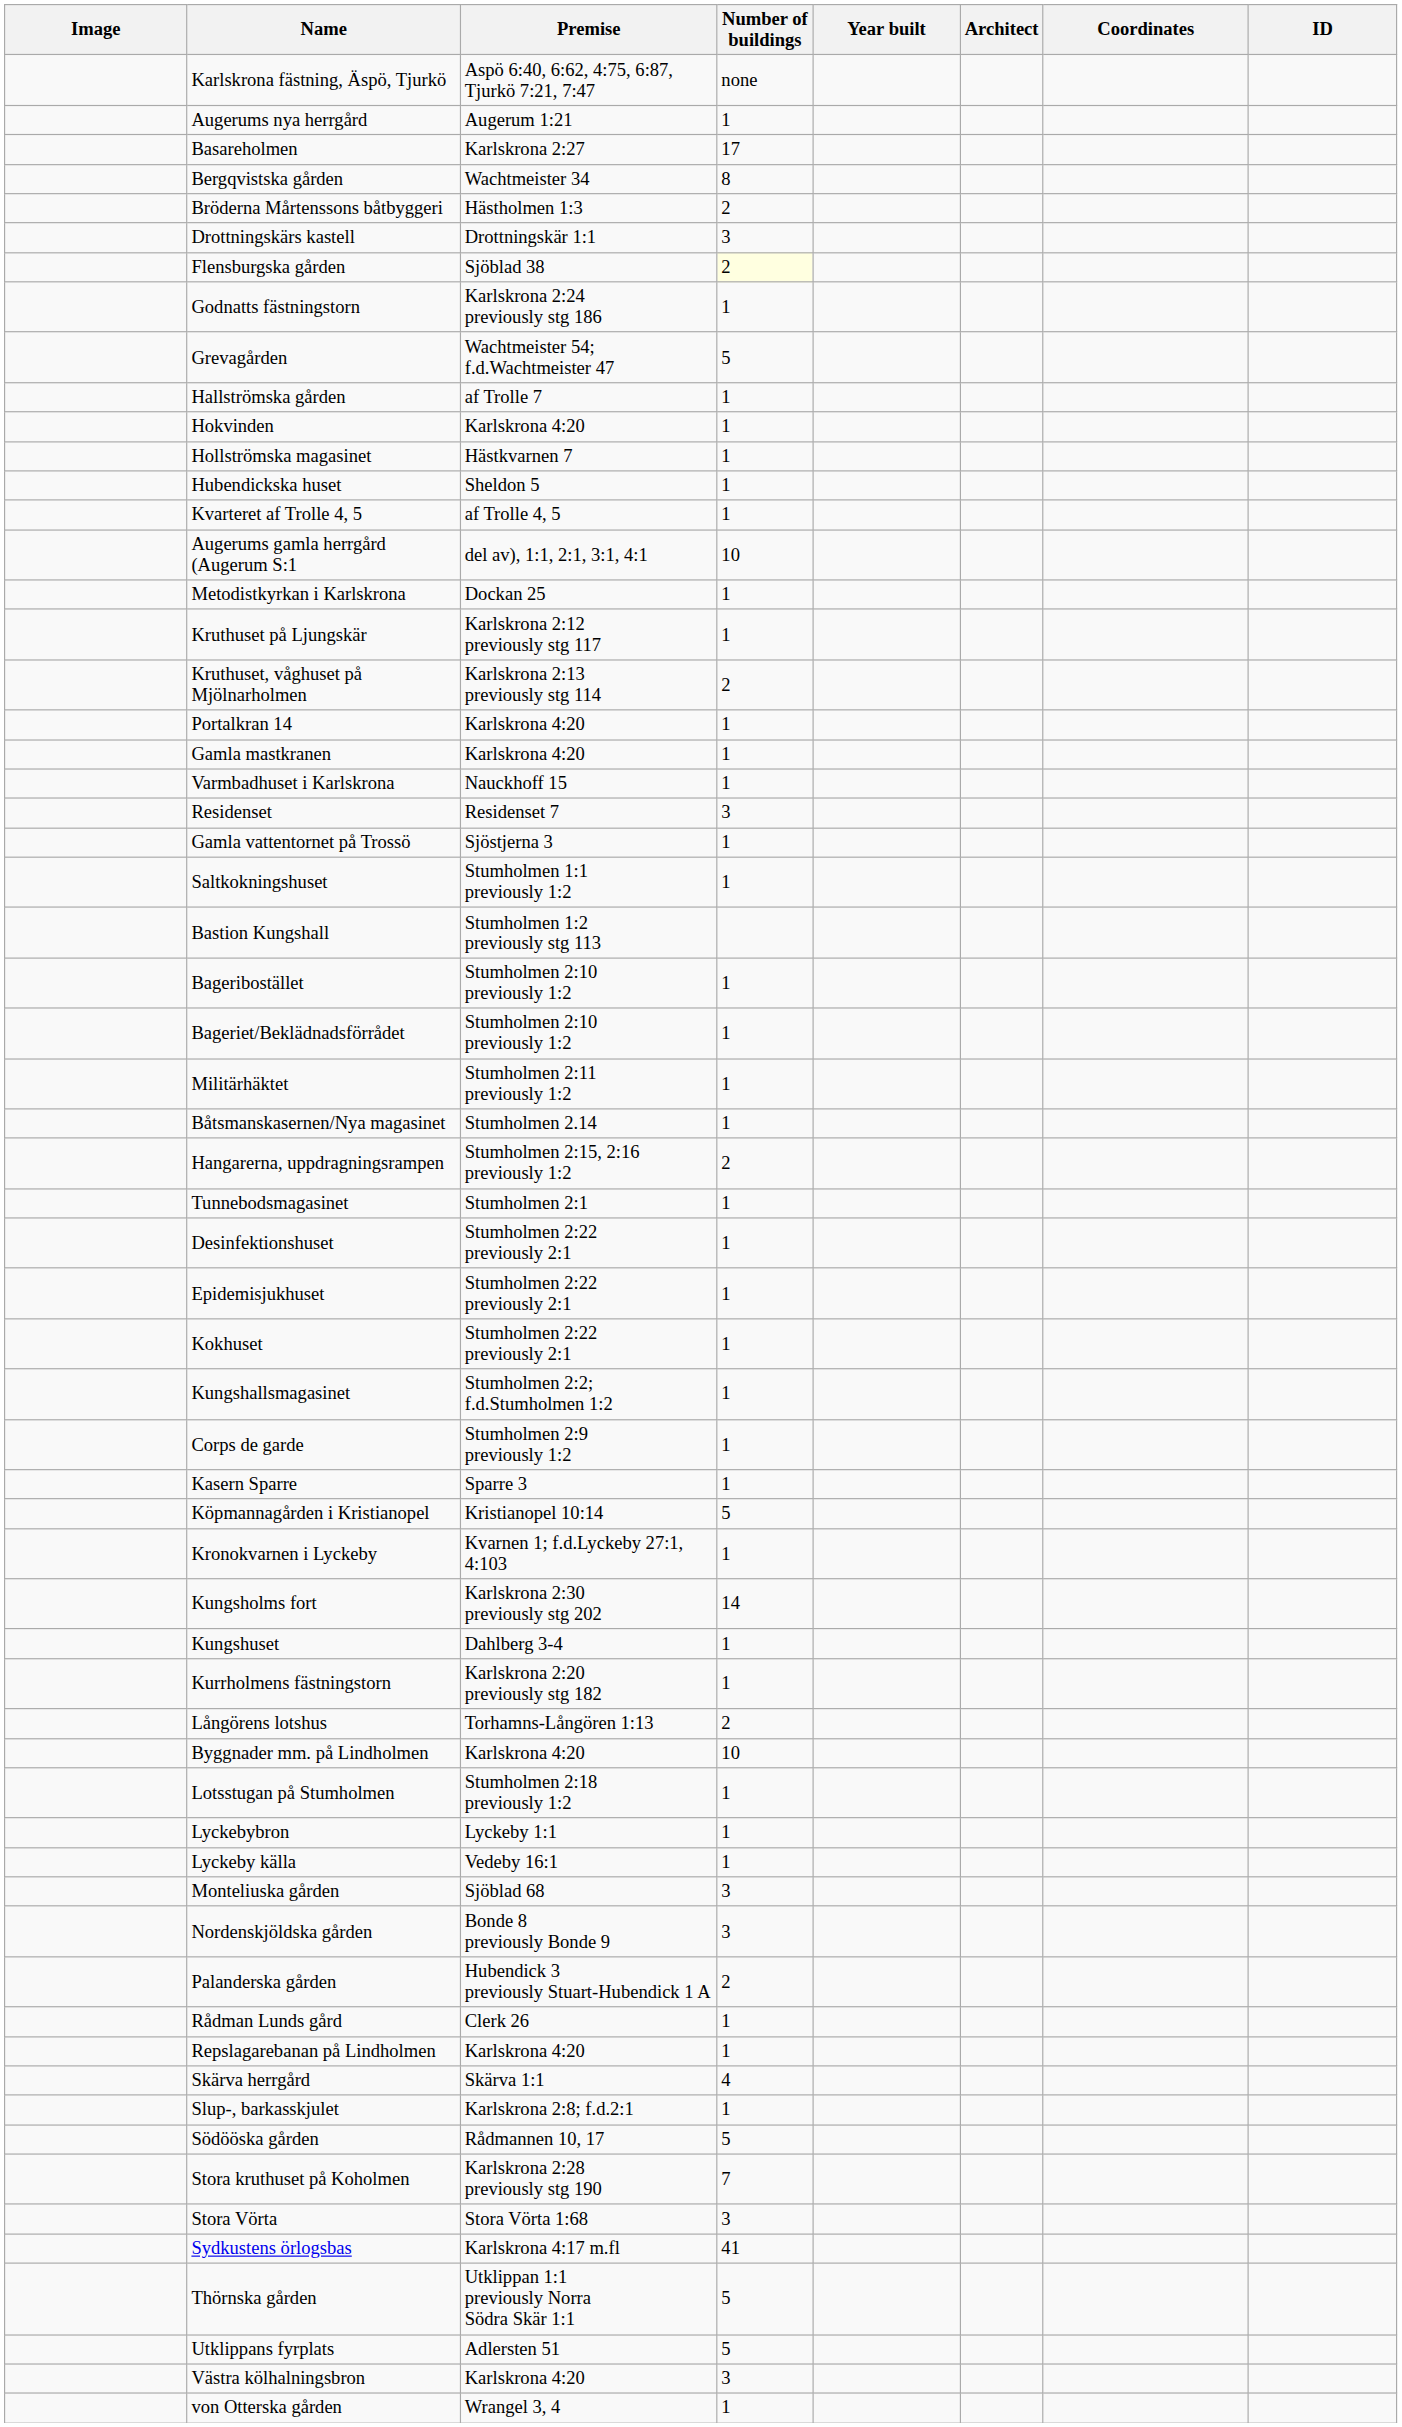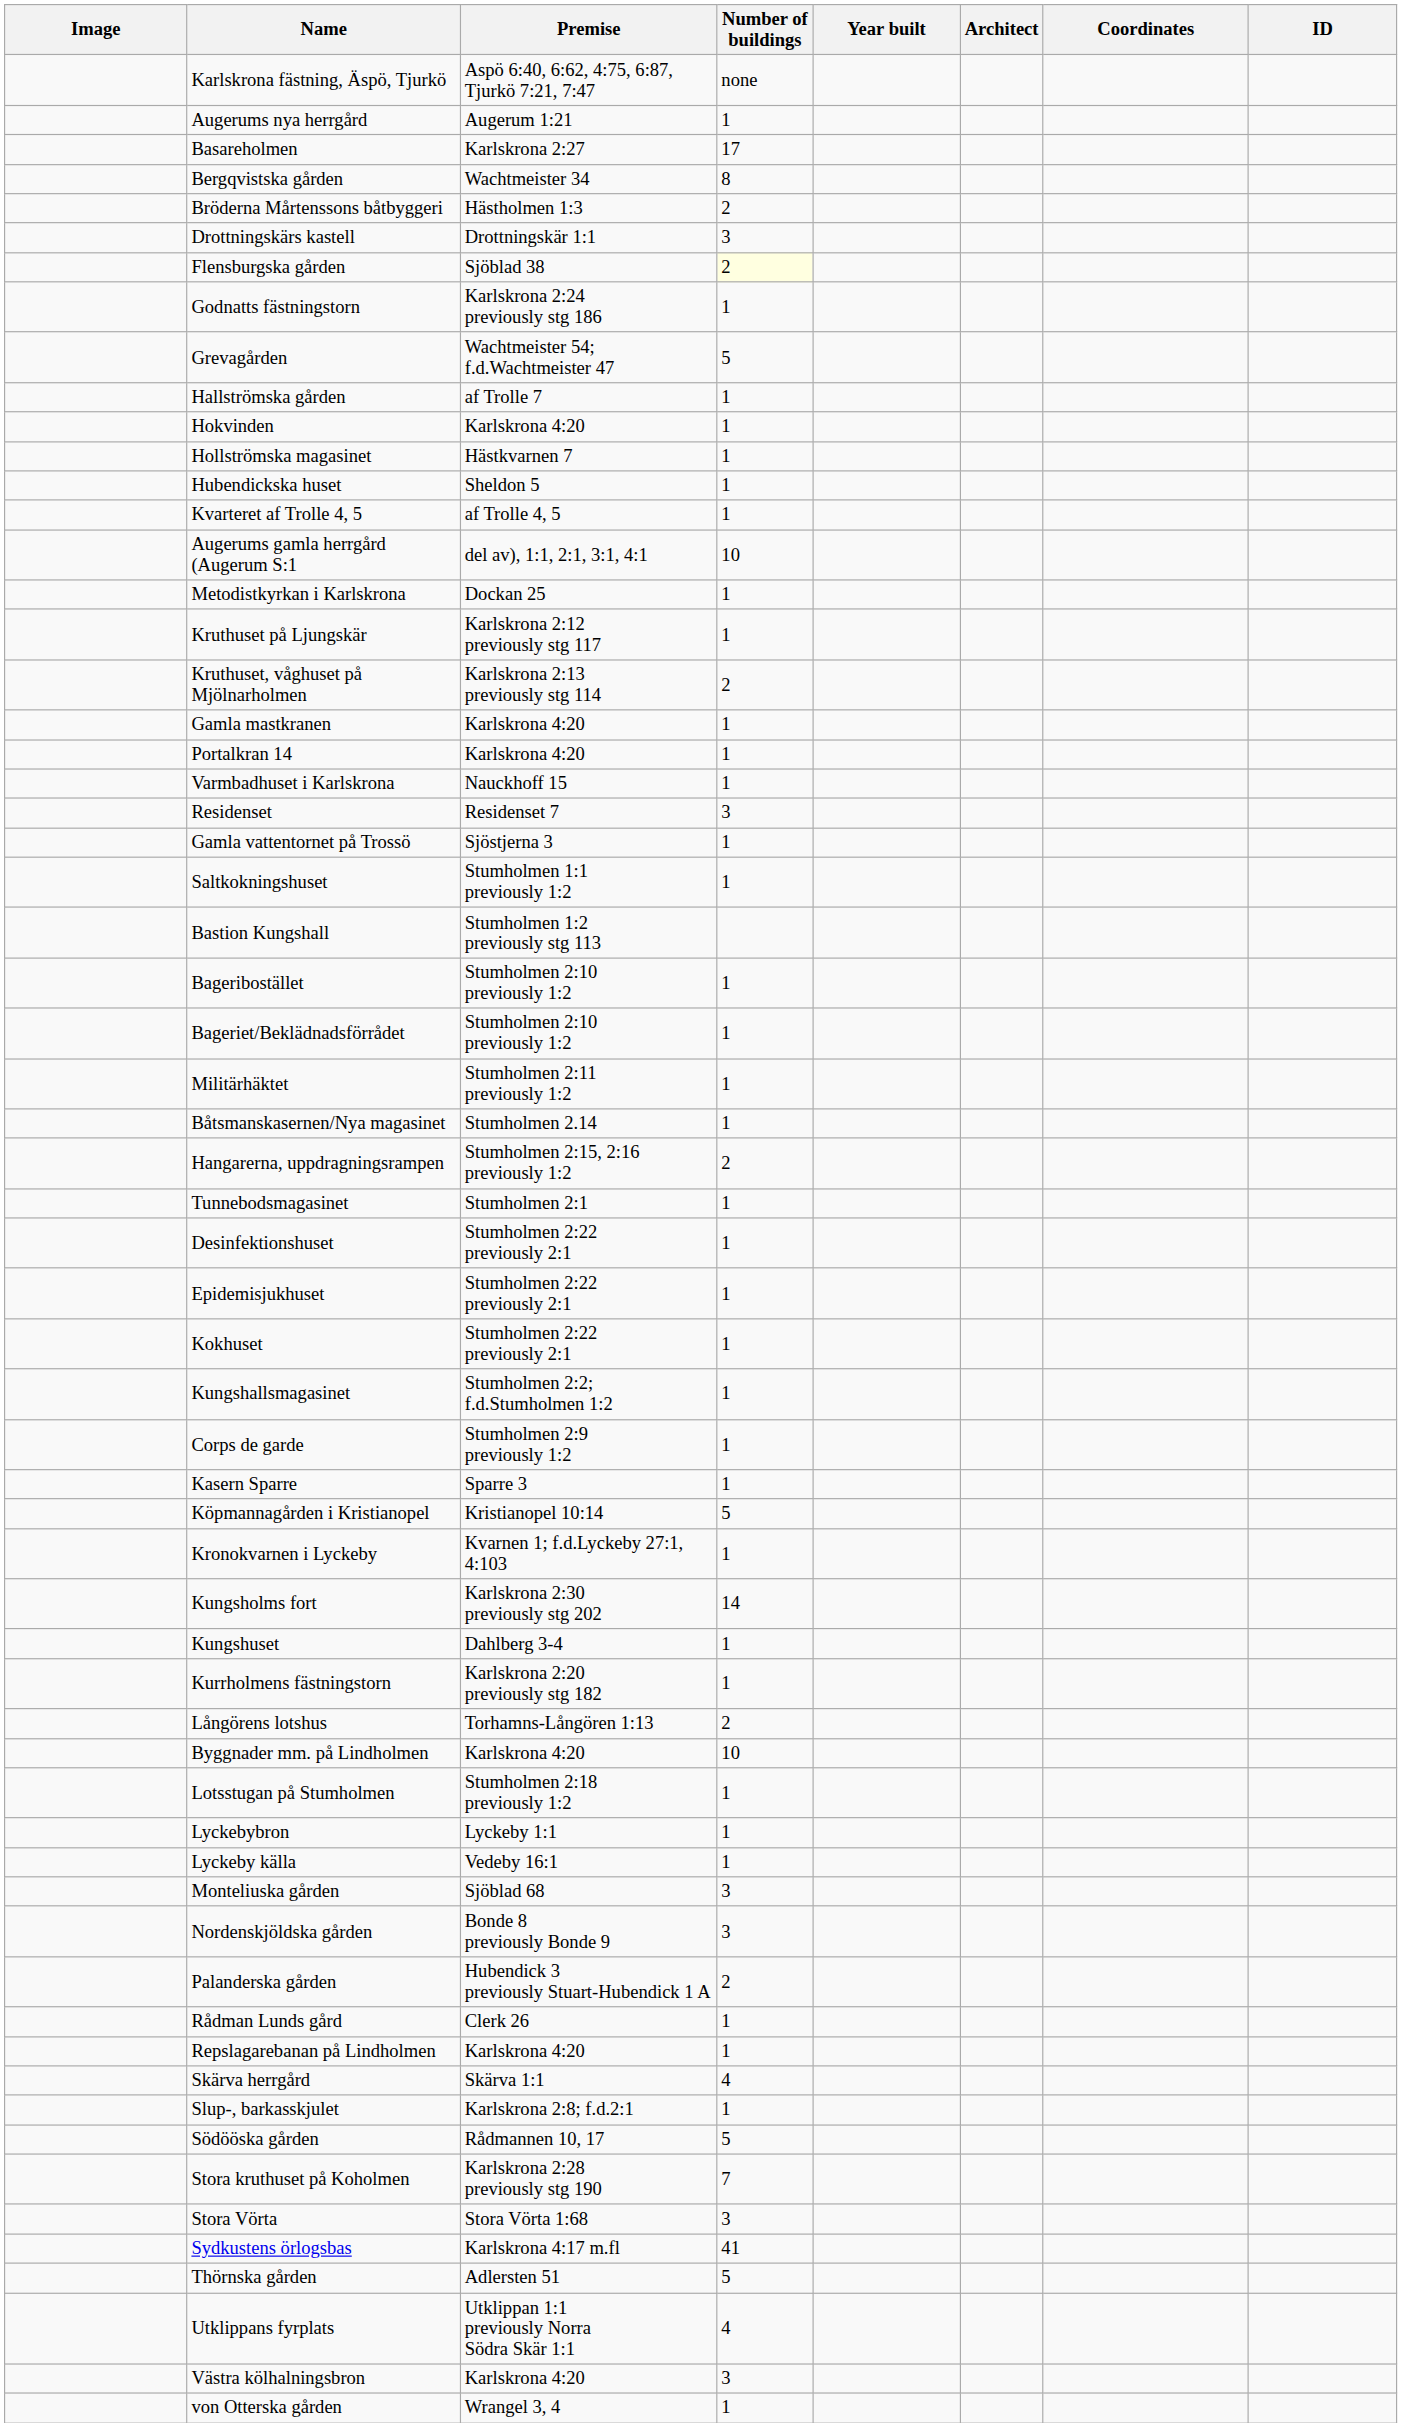rows swapped: (242, 724) <-> (261, 754)
(528, 2298) Utklippan 1:1 previously Norra Södra Skär 1:1 -> (512, 2277) Adlersten 51
(512, 2349) Adlersten 51 -> (528, 2328) Utklippan 1:1 previously Norra Södra Skär 1:1
(726, 2349) 5 -> (726, 2328) 4
